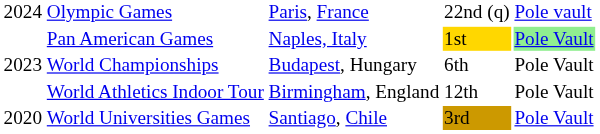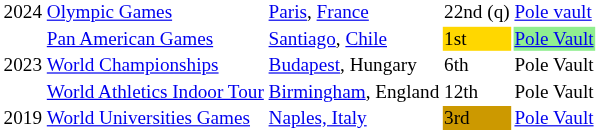(318, 38) Naples, Italy -> (328, 38) Santiago, Chile
(23, 117) 2020 -> (23, 117) 2019
(328, 117) Santiago, Chile -> (318, 117) Naples, Italy
